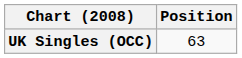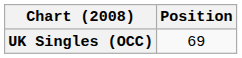(196, 41) 63 -> (196, 41) 69
